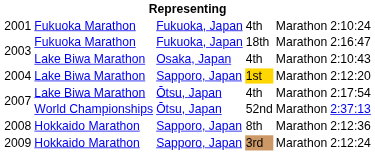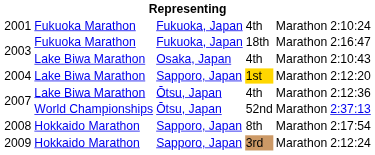(351, 92) 2:17:54 -> (351, 92) 2:12:36
(351, 126) 2:12:36 -> (351, 126) 2:17:54
